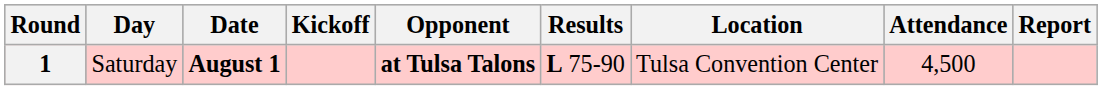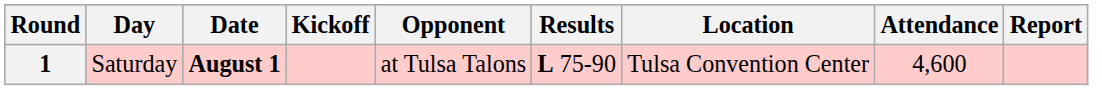(458, 64) bold -> (453, 64) normal
(948, 64) 4,500 -> (939, 64) 4,600
